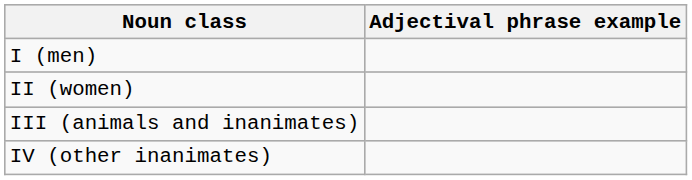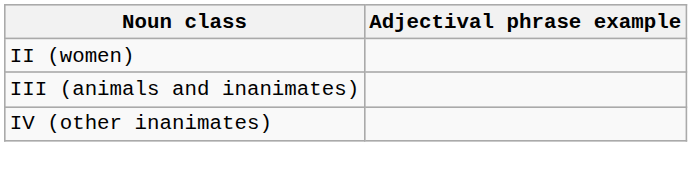- row: (53, 56)
